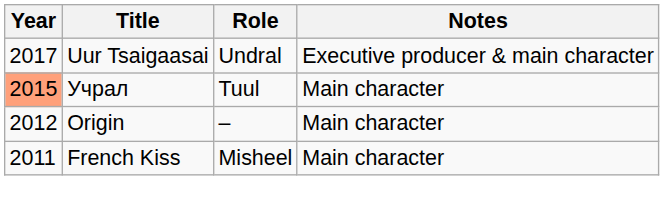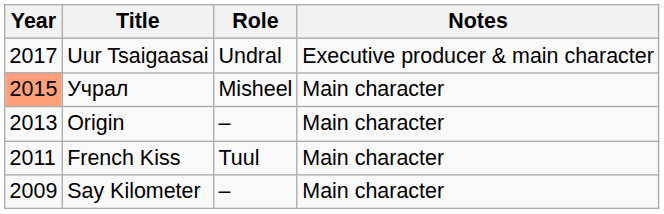(239, 89) Tuul -> (255, 89) Misheel
(33, 123) 2012 -> (33, 123) 2013
(255, 157) Misheel -> (239, 157) Tuul
+ row: (134, 191)
